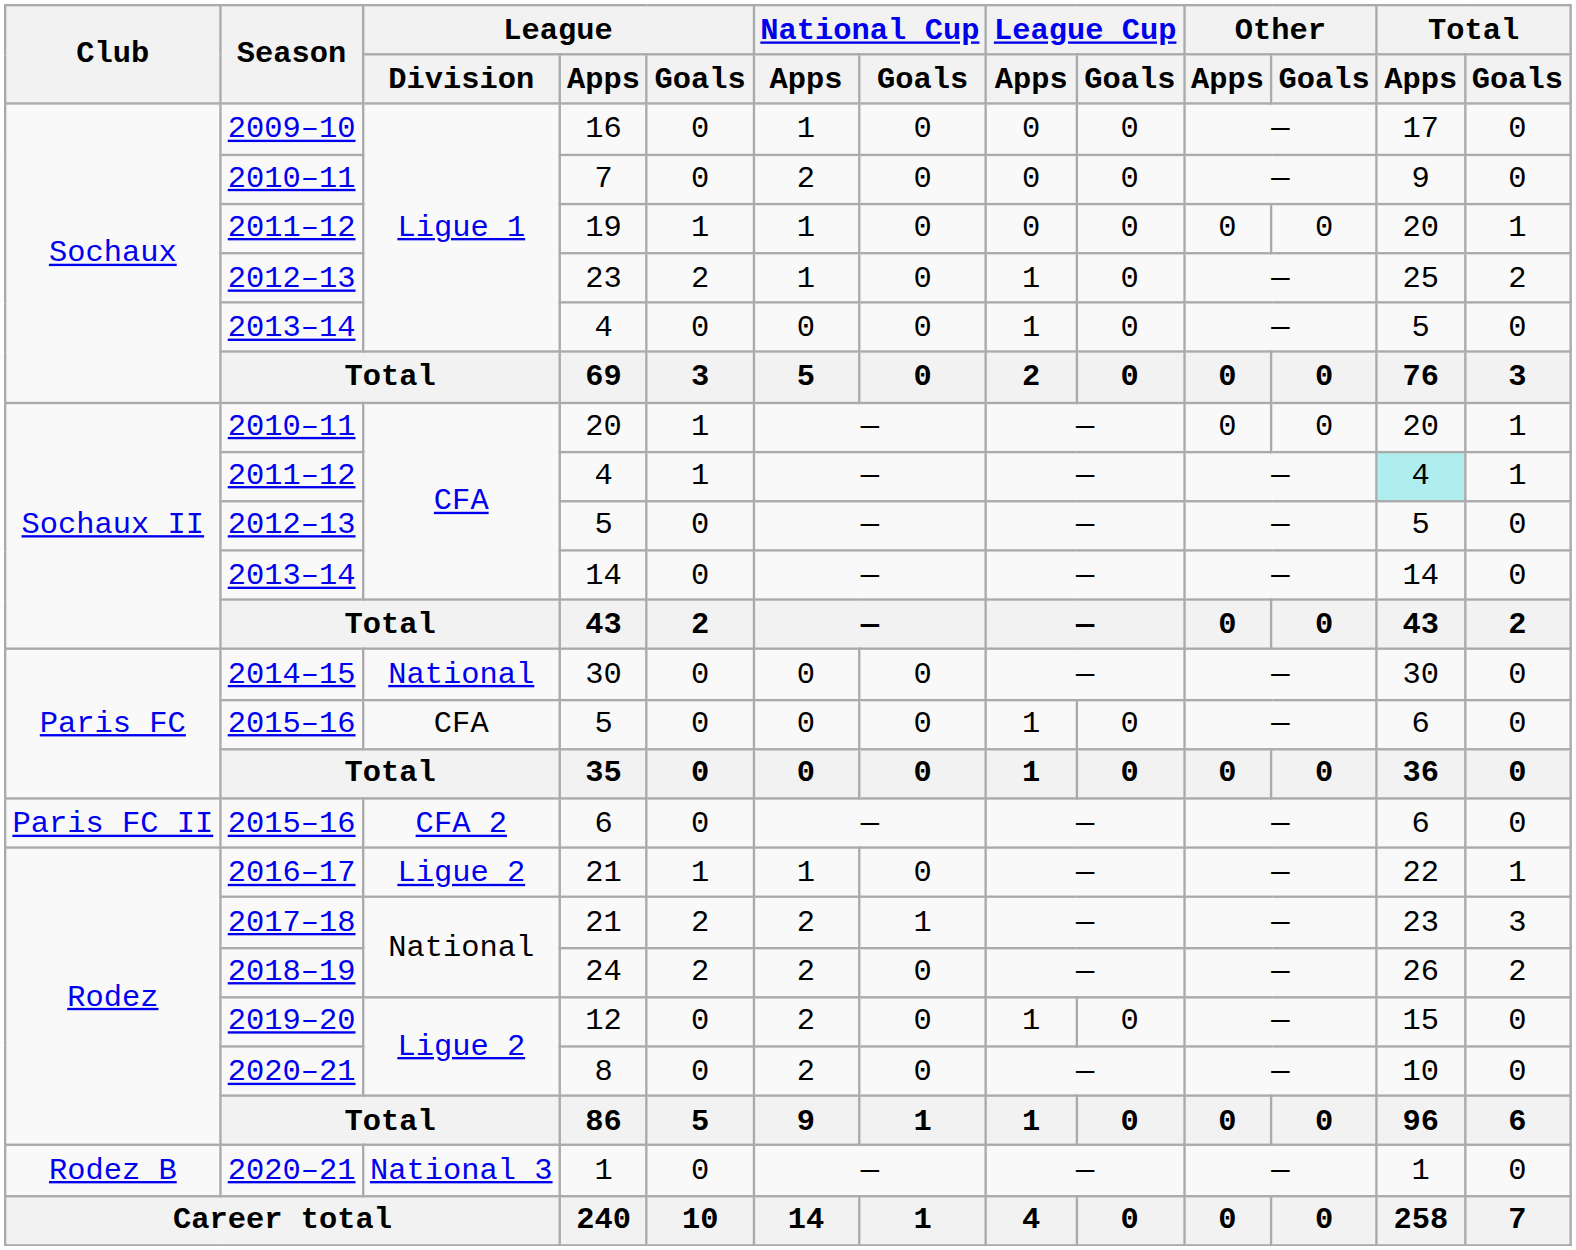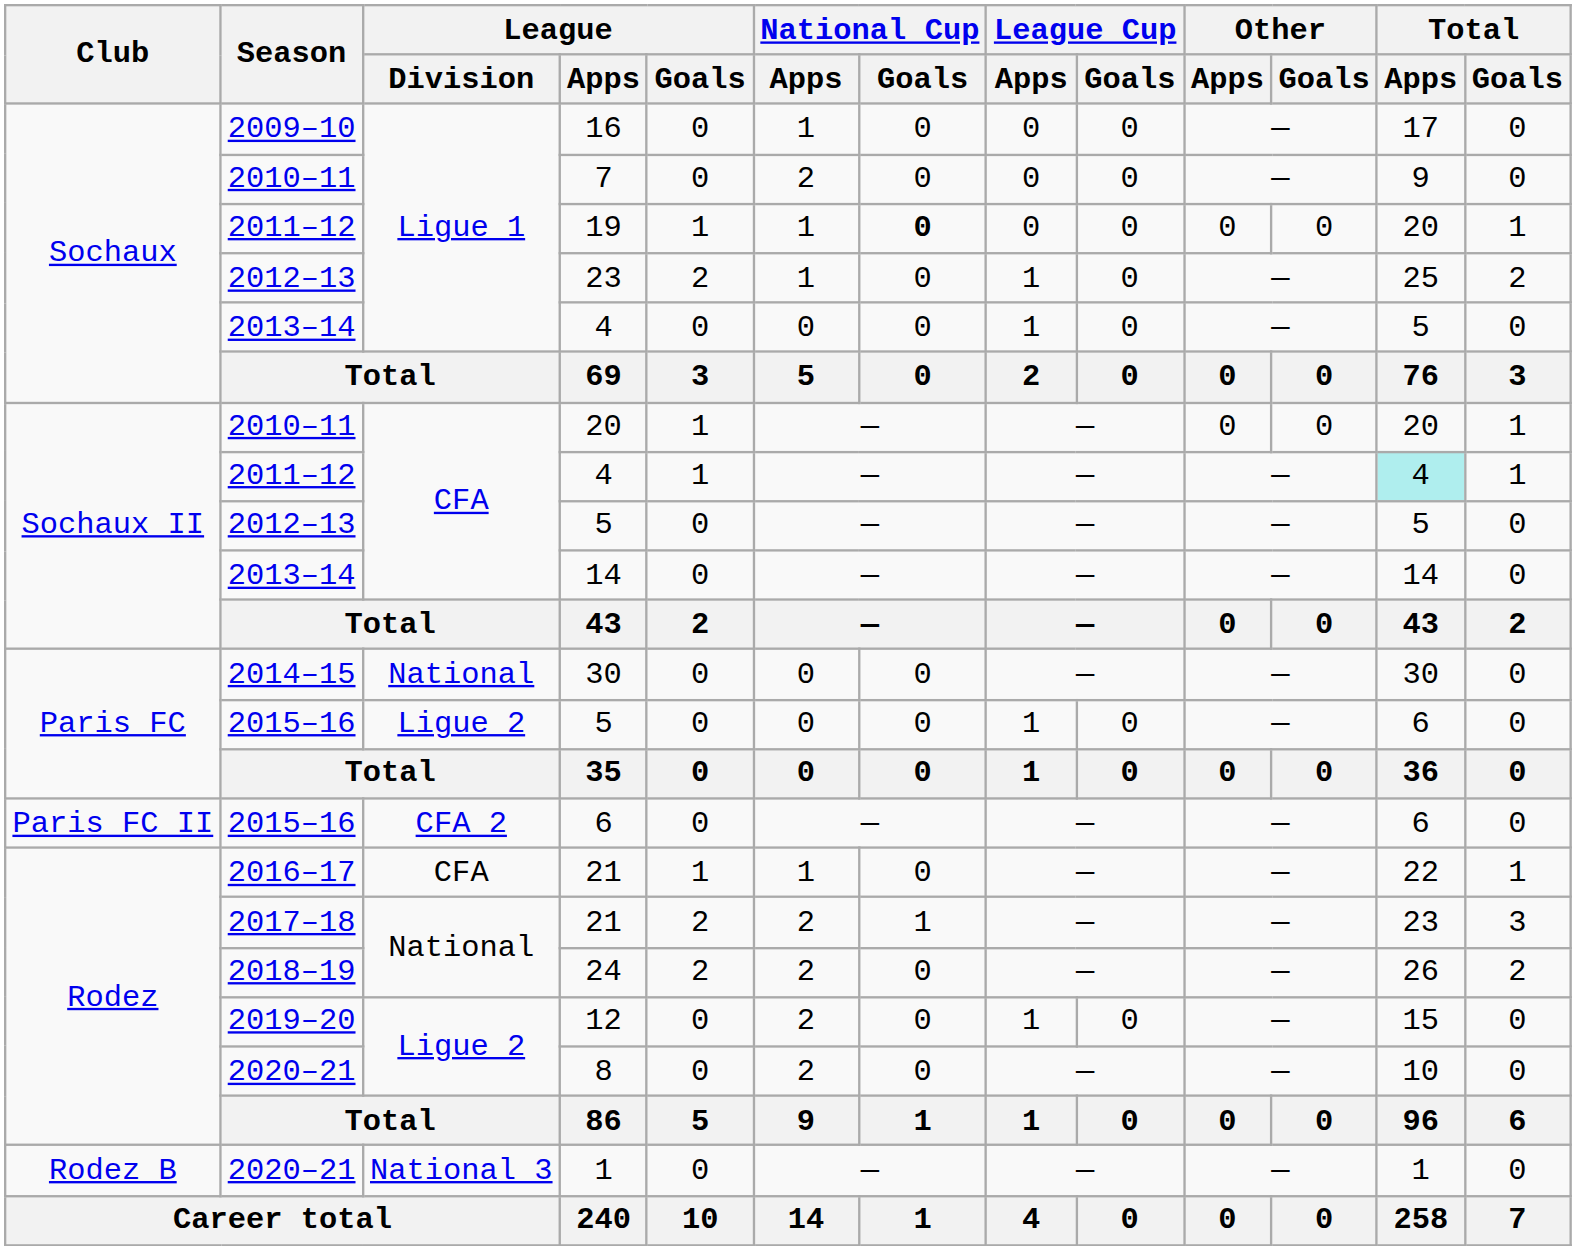(923, 228) normal -> (923, 228) bold
(461, 724) CFA -> (461, 724) Ligue 2
(461, 873) Ligue 2 -> (461, 873) CFA
